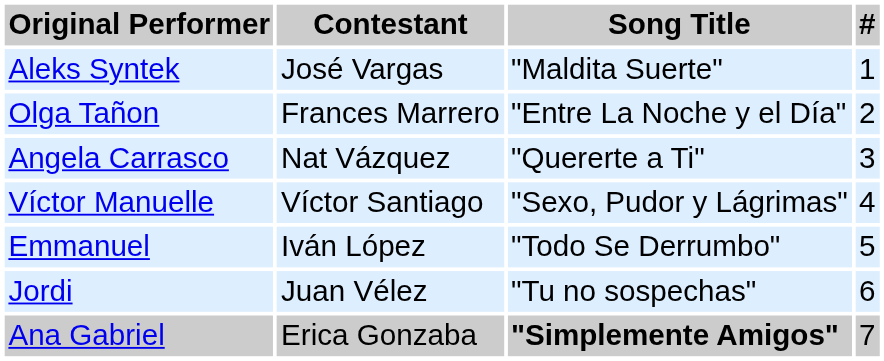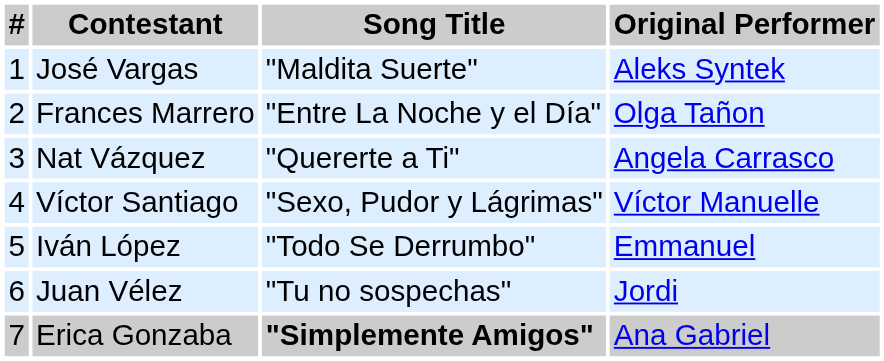columns swapped: (867, 24) <-> (139, 24)
